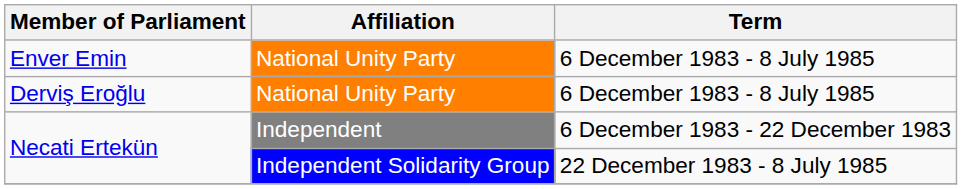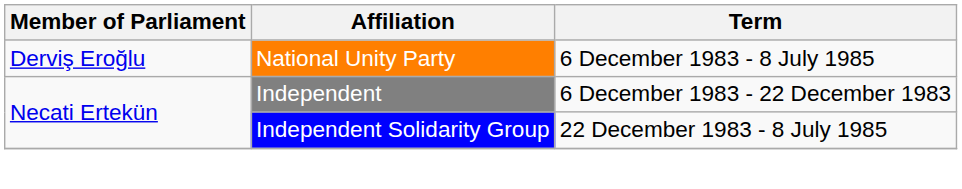- row: (68, 58)
